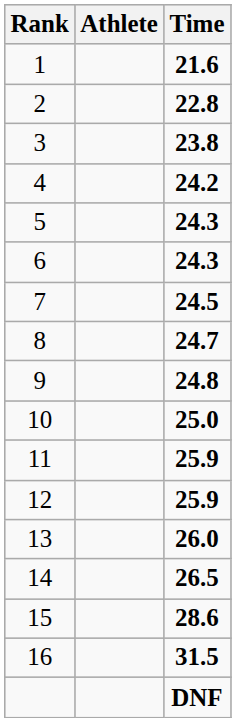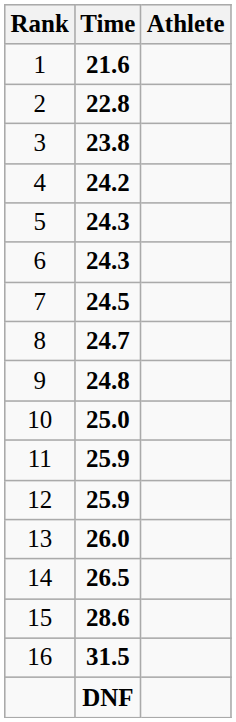columns swapped: (119, 24) <-> (197, 24)
